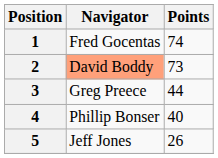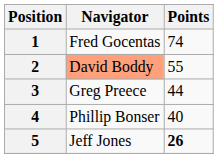(175, 66) 73 -> (175, 66) 55
(175, 141) normal -> (175, 141) bold
